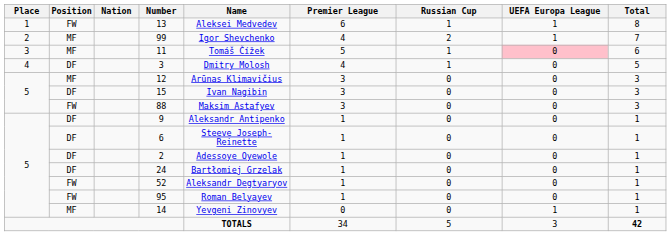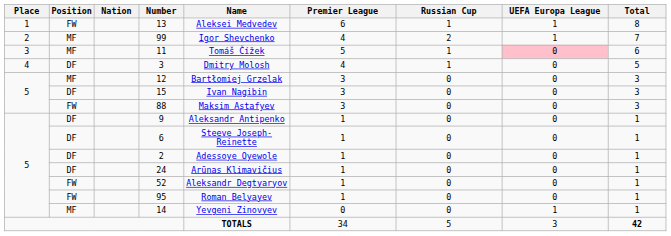(237, 79) Arūnas Klimavičius -> (237, 79) Bartłomiej Grzelak
(237, 170) Bartłomiej Grzelak -> (237, 170) Arūnas Klimavičius
